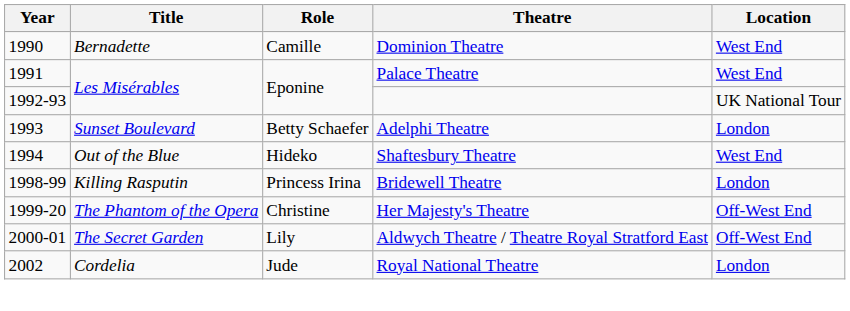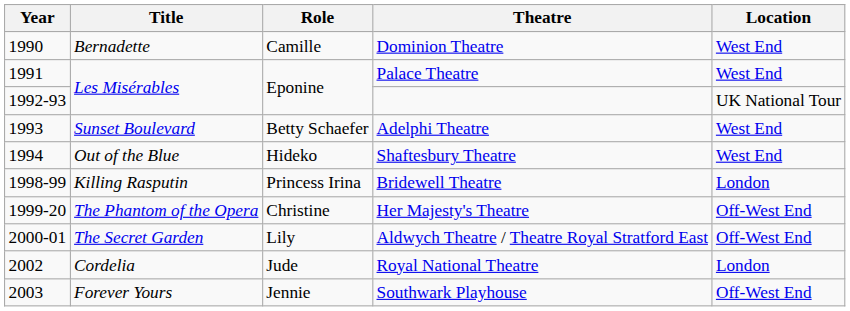(743, 127) London -> (749, 127) West End
+ row: (452, 292)
